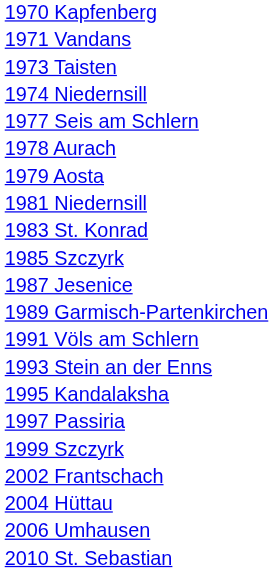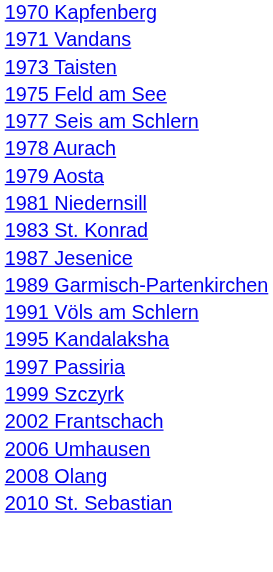- row: (76, 94)
+ row: (86, 94)
- row: (64, 258)
- row: (108, 367)
- row: (59, 503)
+ row: (56, 476)
